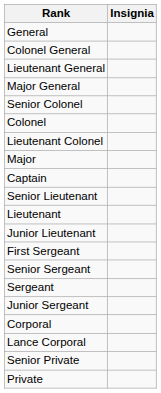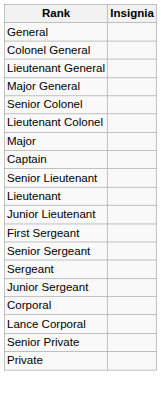- row: (27, 123)
